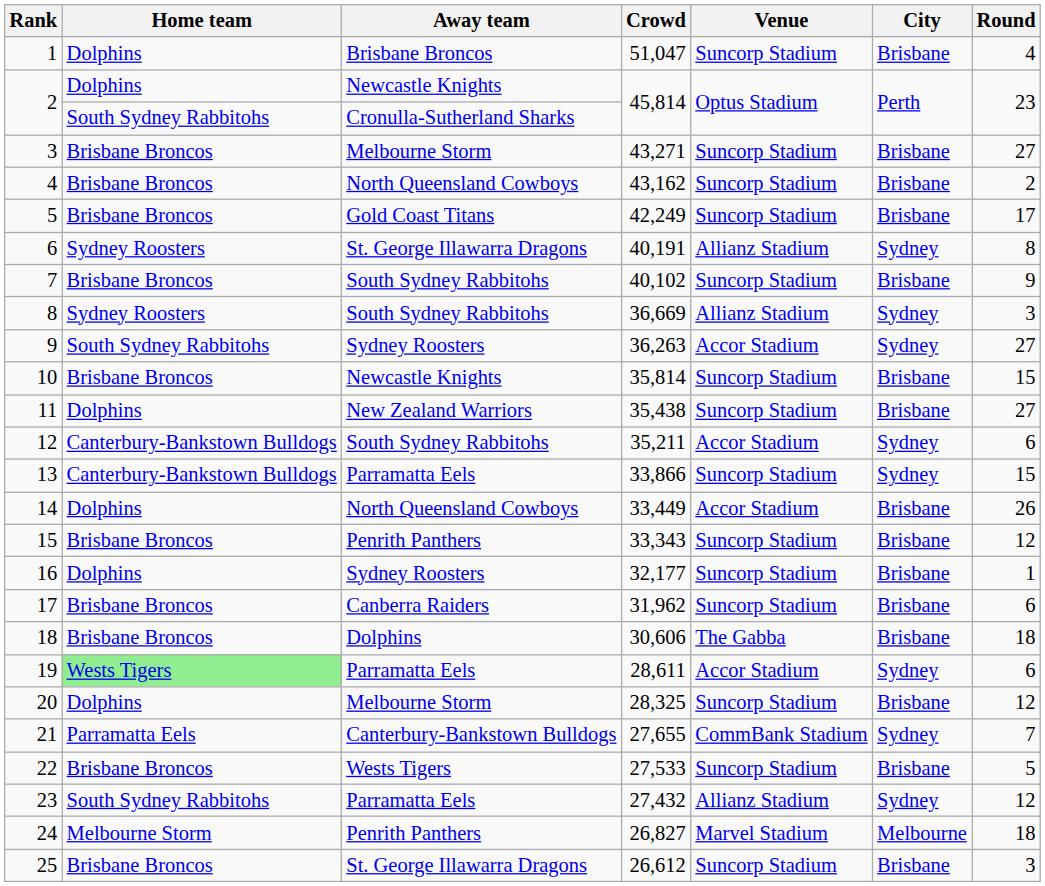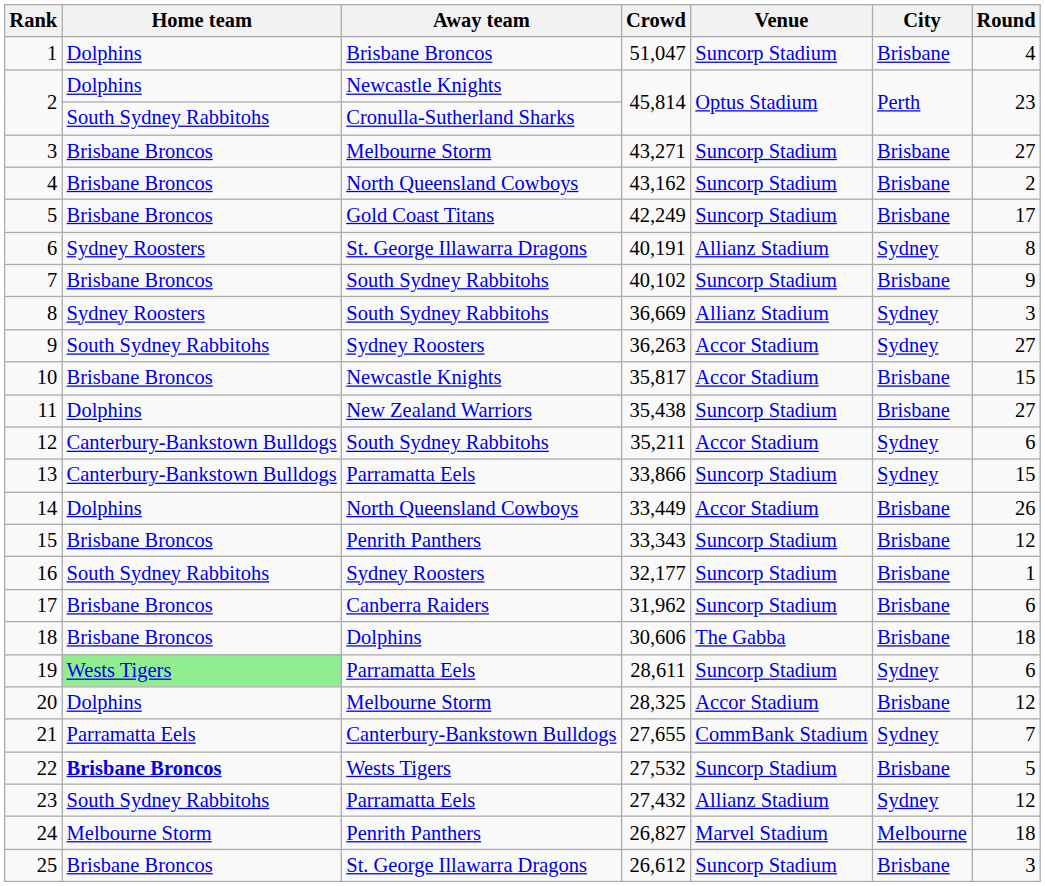(658, 378) 35,814 -> (658, 378) 35,817
(766, 378) Suncorp Stadium -> (757, 378) Accor Stadium
(104, 572) Dolphins -> (168, 572) South Sydney Rabbitohs
(757, 670) Accor Stadium -> (766, 670) Suncorp Stadium
(766, 702) Suncorp Stadium -> (757, 702) Accor Stadium
(140, 767) normal -> (144, 767) bold
(658, 767) 27,533 -> (658, 767) 27,532
